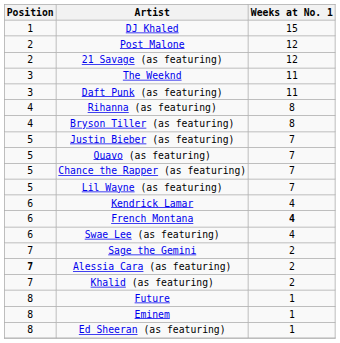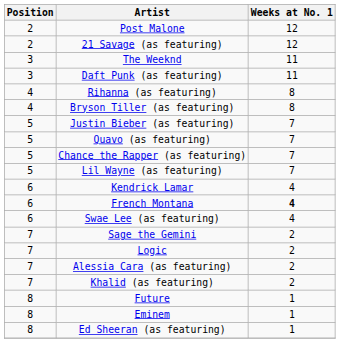- row: (152, 28)
+ row: (152, 251)
(30, 267) bold -> (30, 267) normal
